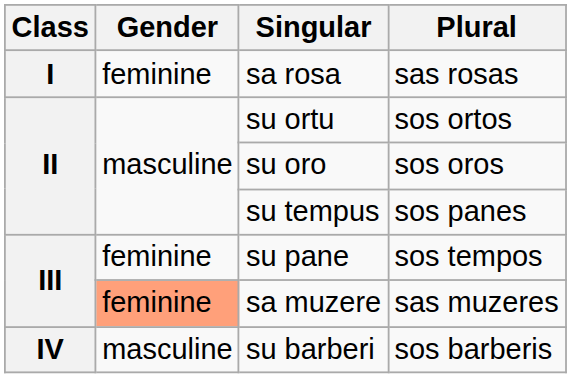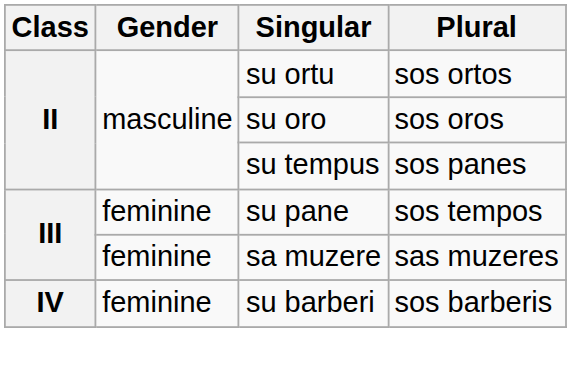- row: (293, 73)
(157, 303) lightsalmon background -> (157, 257) no background
(167, 348) masculine -> (157, 303) feminine
